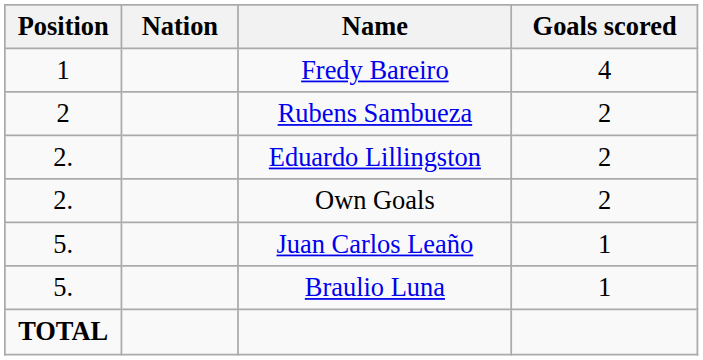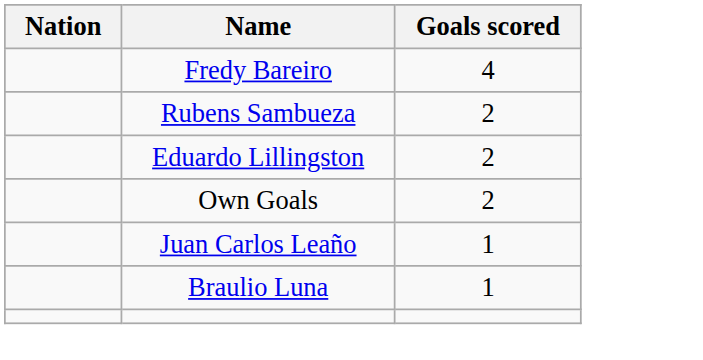- column: (63, 26)
